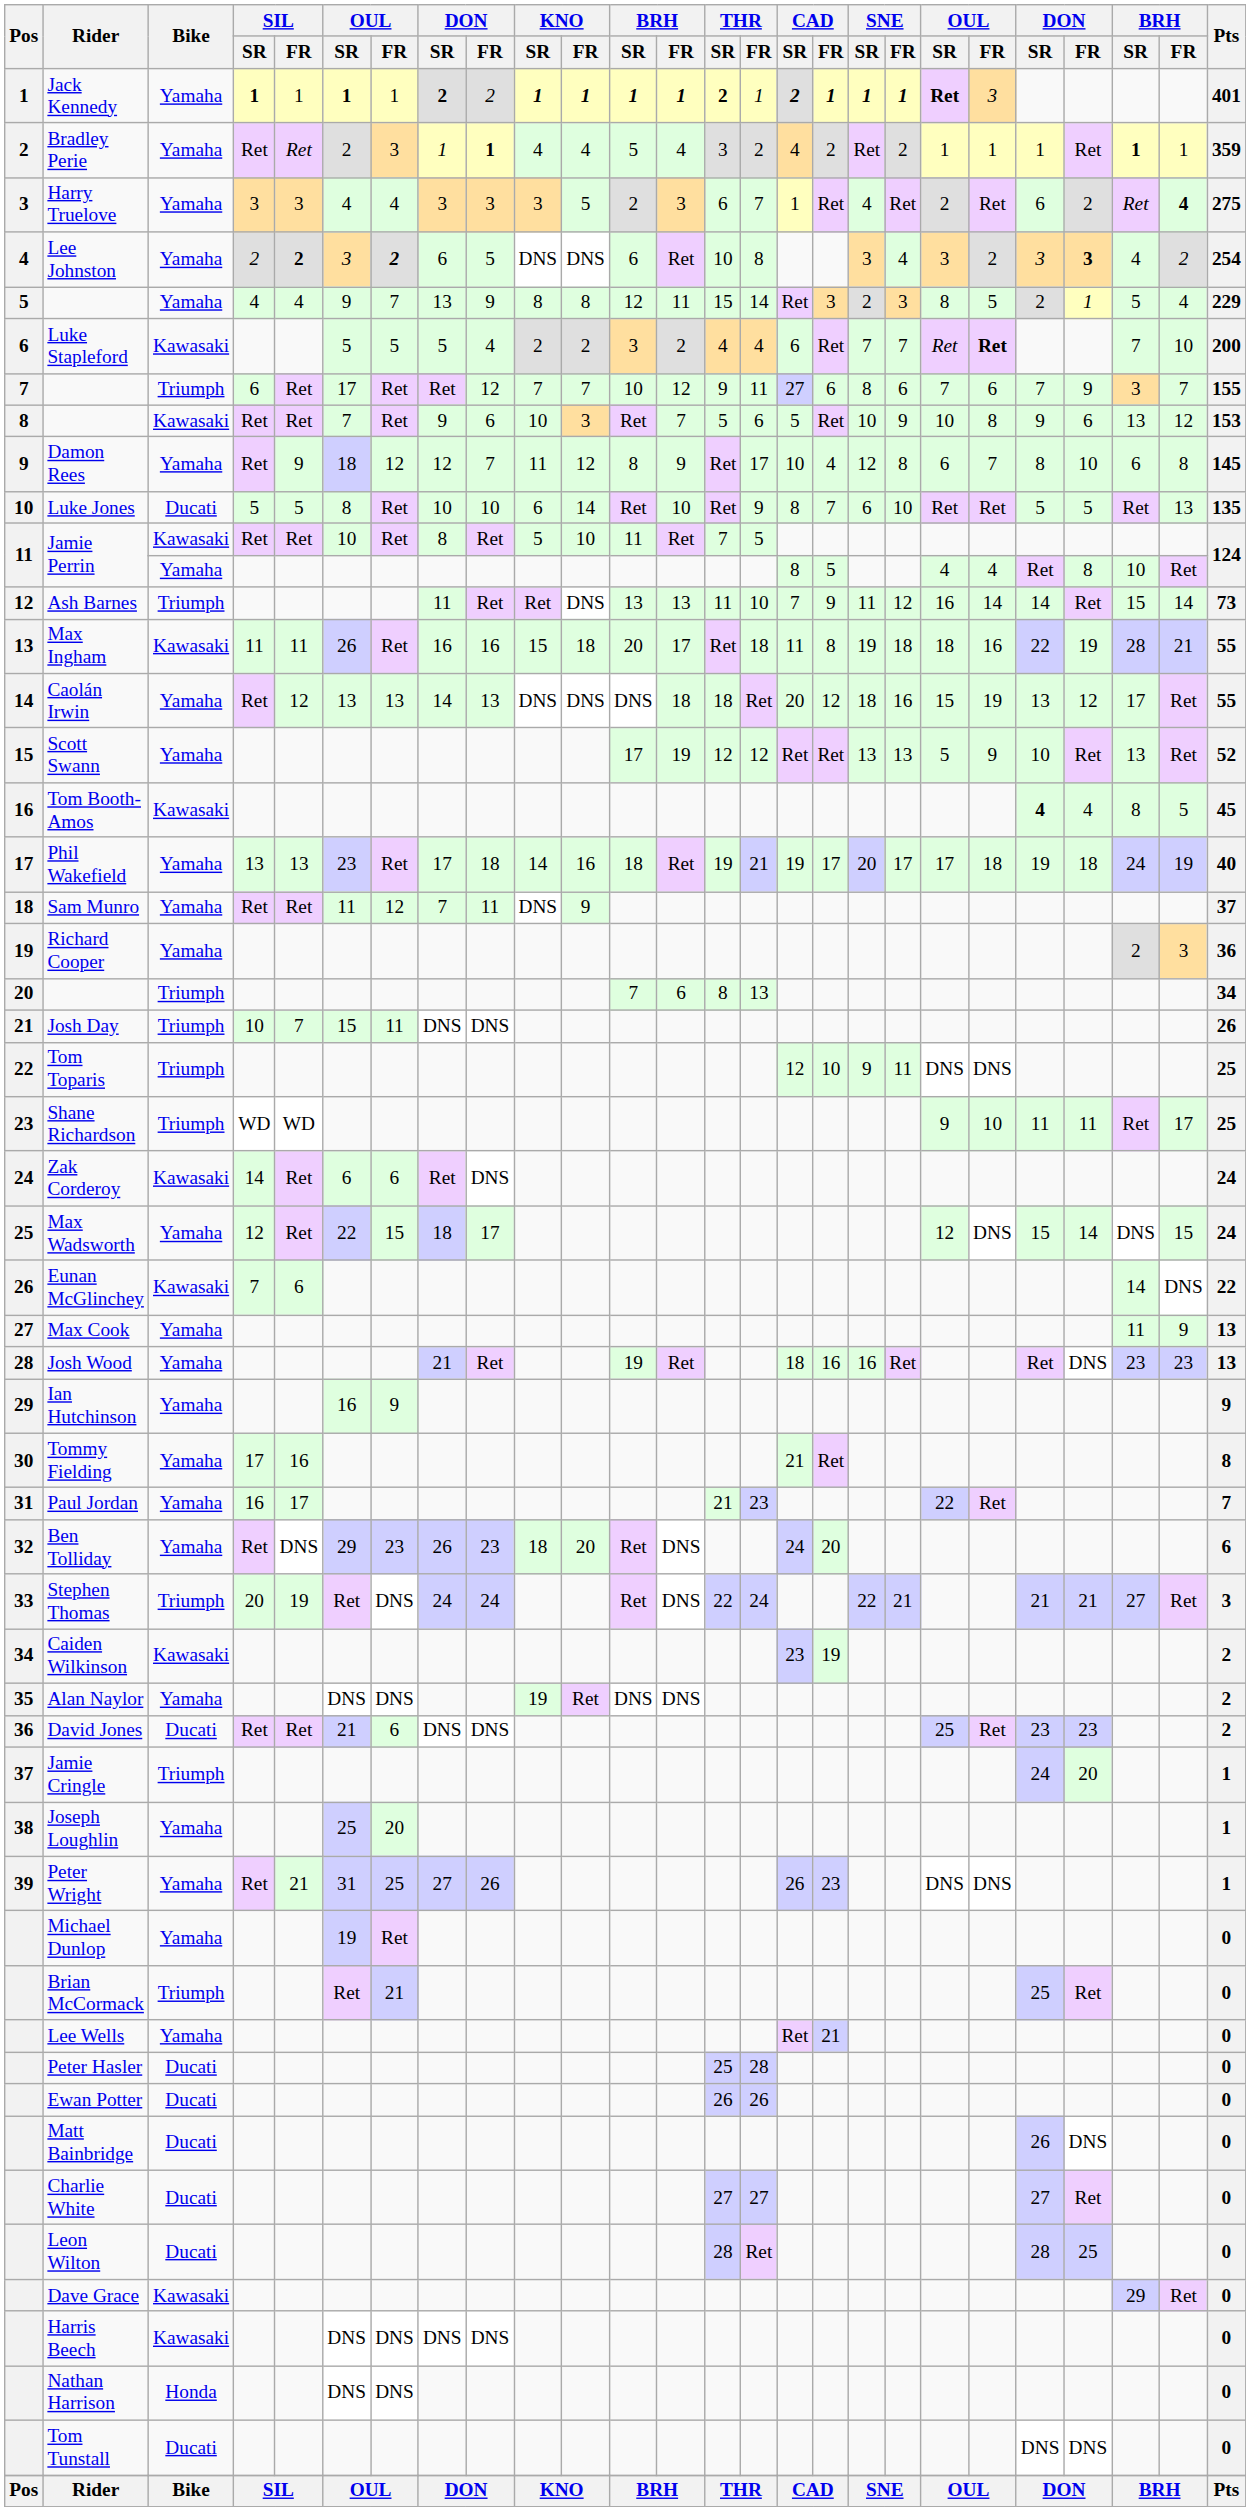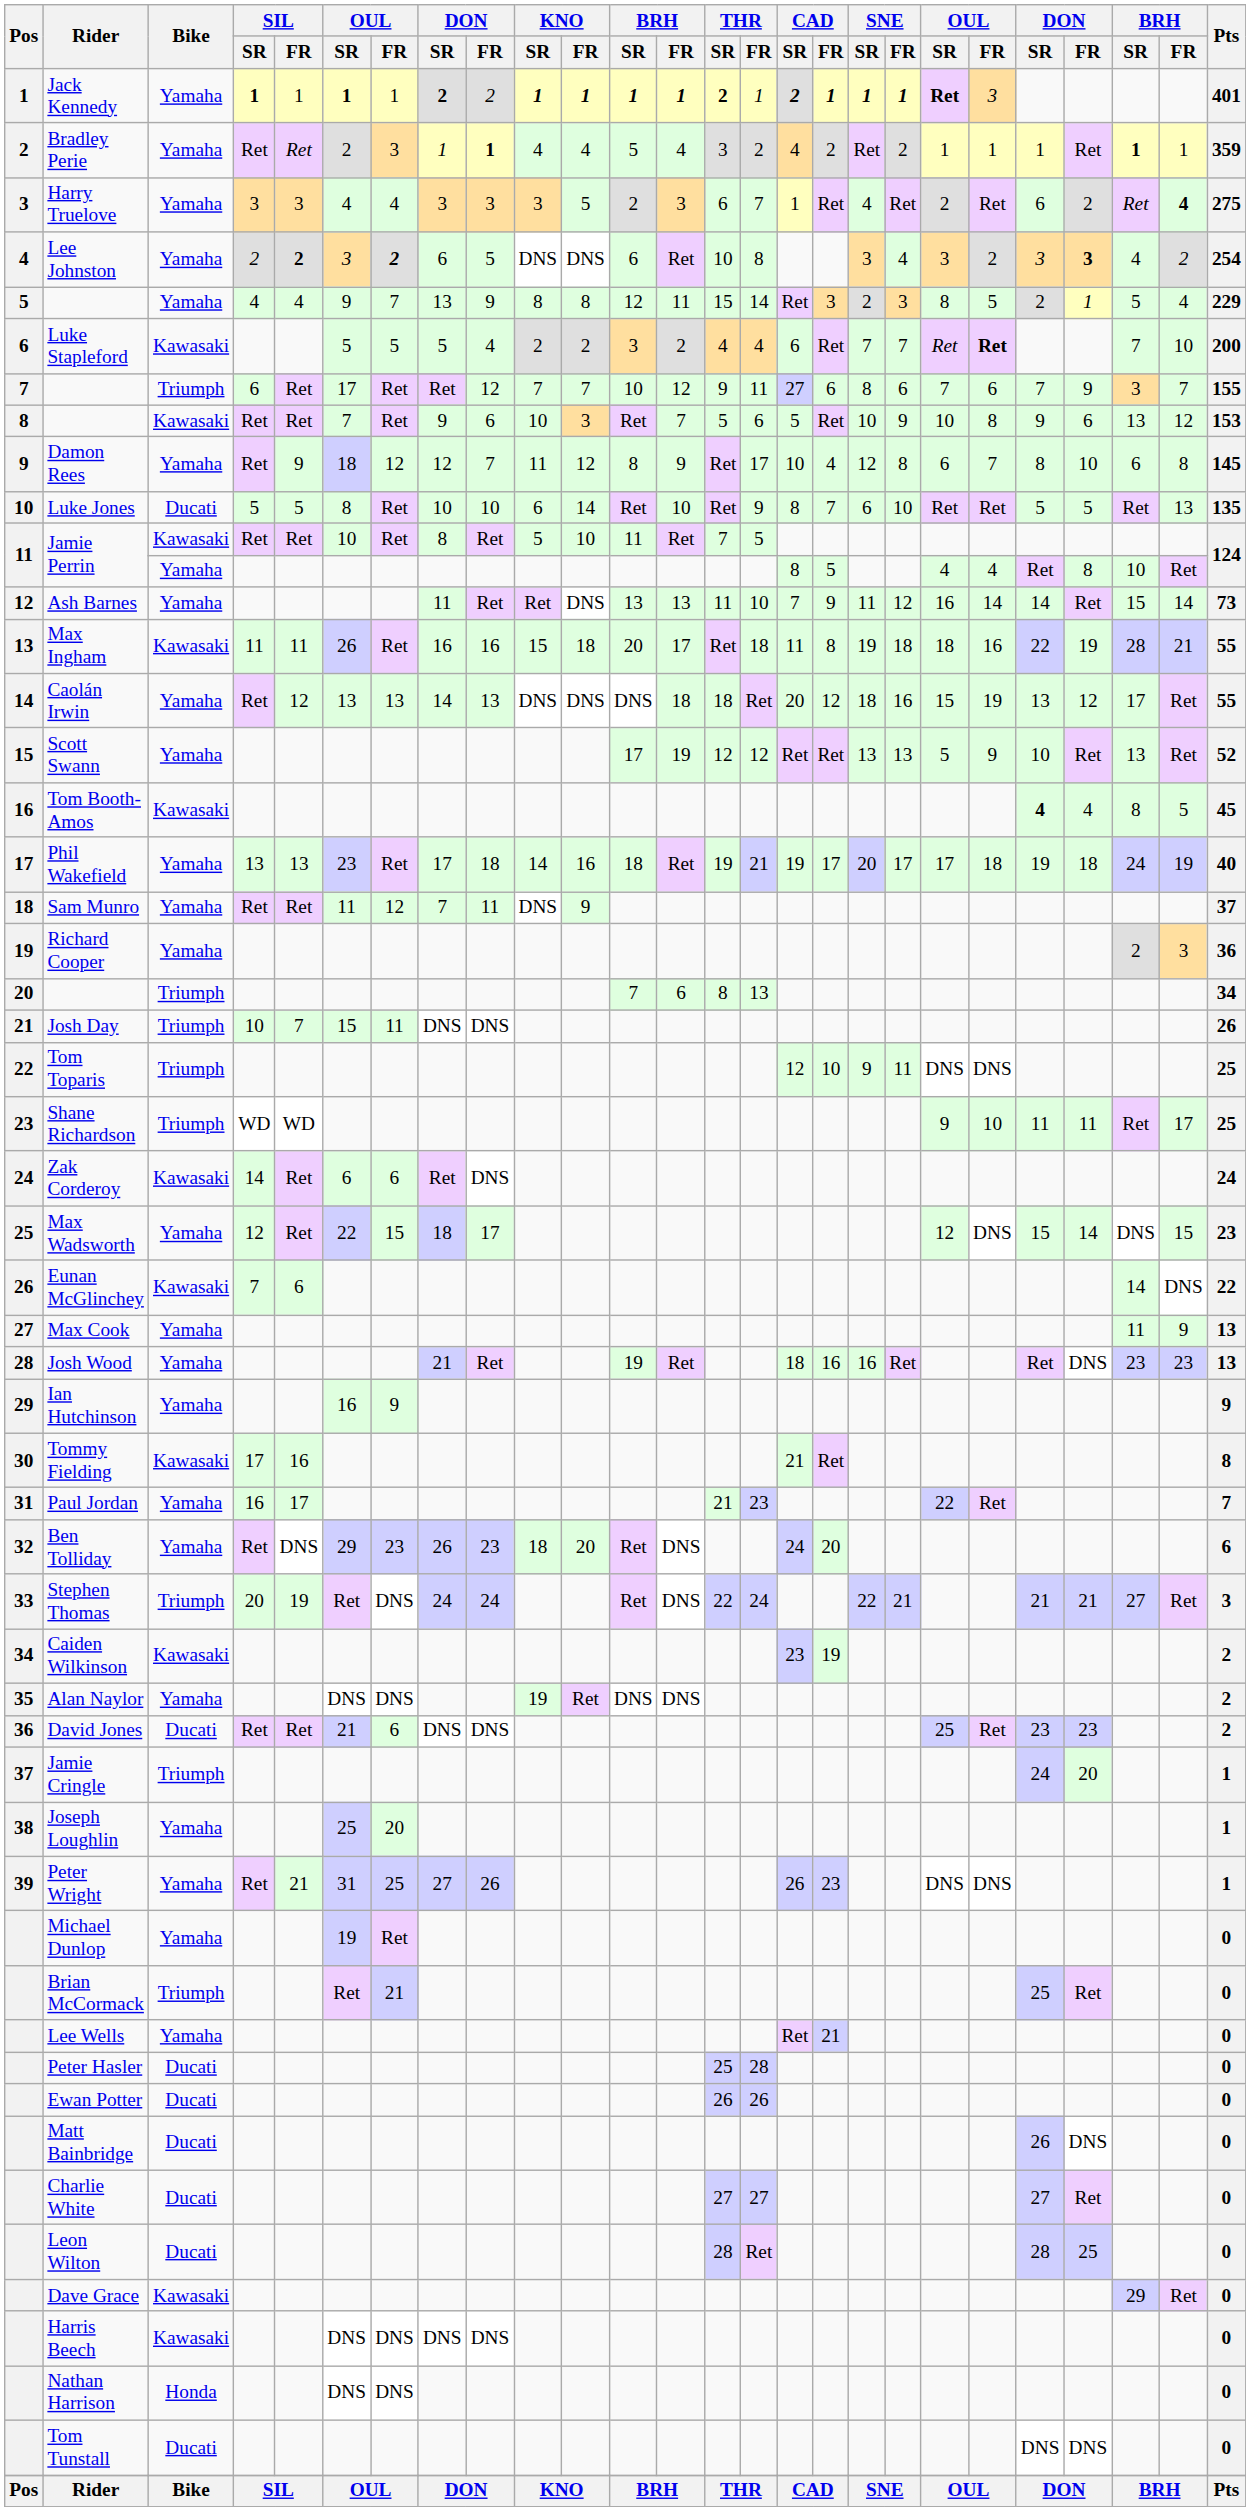(191, 602) Triumph -> (191, 602) Yamaha
(1226, 1232) 24 -> (1226, 1232) 23
(191, 1459) Yamaha -> (191, 1459) Kawasaki
